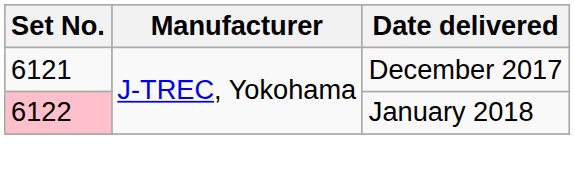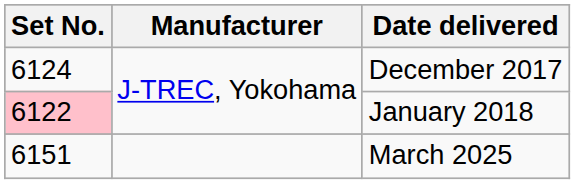(41, 69) 6121 -> (41, 69) 6124
+ row: (441, 155)
